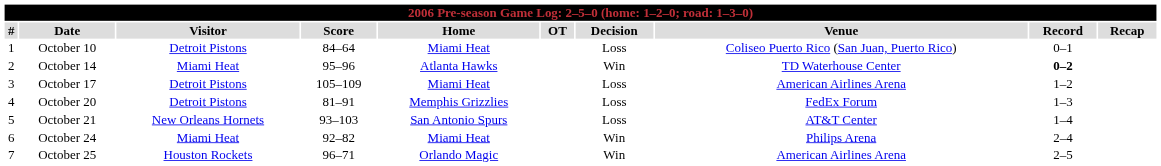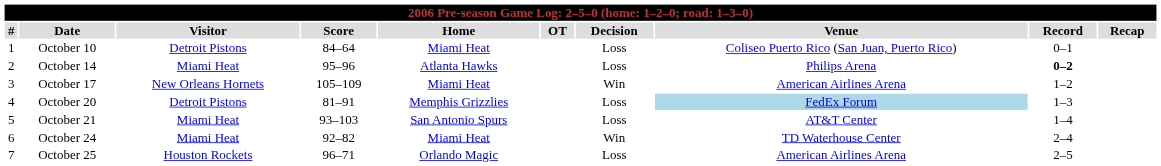(614, 66) Win -> (614, 66) Loss
(841, 66) TD Waterhouse Center -> (841, 66) Philips Arena
(208, 84) Detroit Pistons -> (208, 84) New Orleans Hornets
(614, 84) Loss -> (614, 84) Win
(841, 101) no background -> (841, 101) lightblue background
(208, 119) New Orleans Hornets -> (208, 119) Miami Heat
(841, 137) Philips Arena -> (841, 137) TD Waterhouse Center
(614, 155) Win -> (614, 155) Loss
